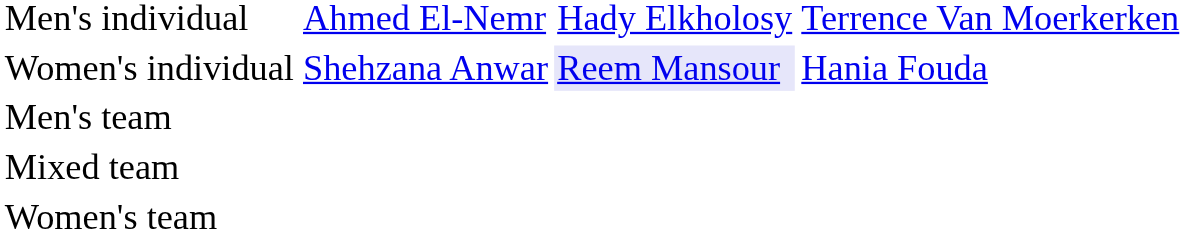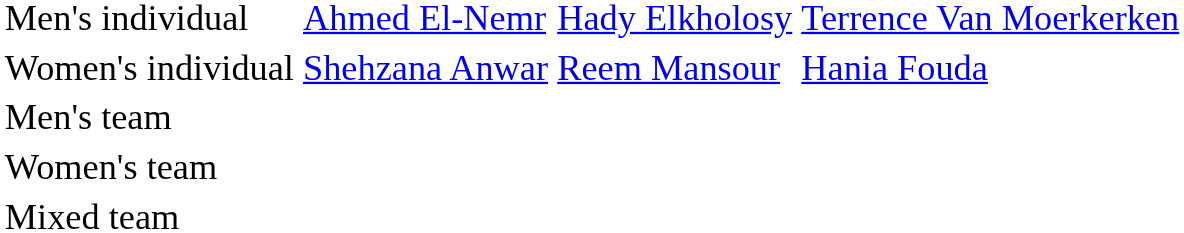(669, 67) lavender background -> (669, 67) no background
rows swapped: (111, 217) <-> (92, 167)
